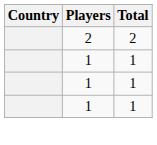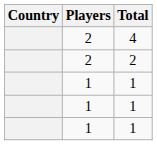+ row: (88, 38)
